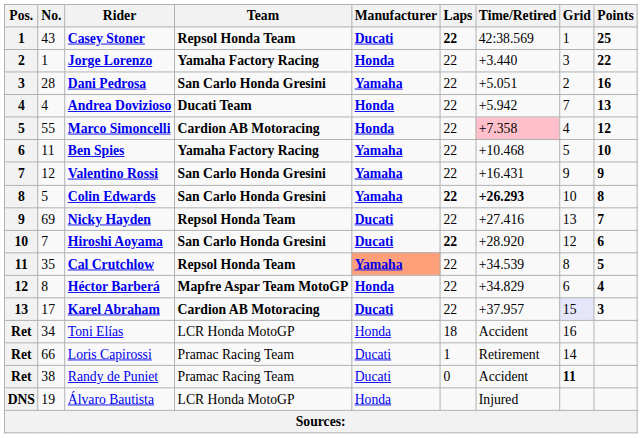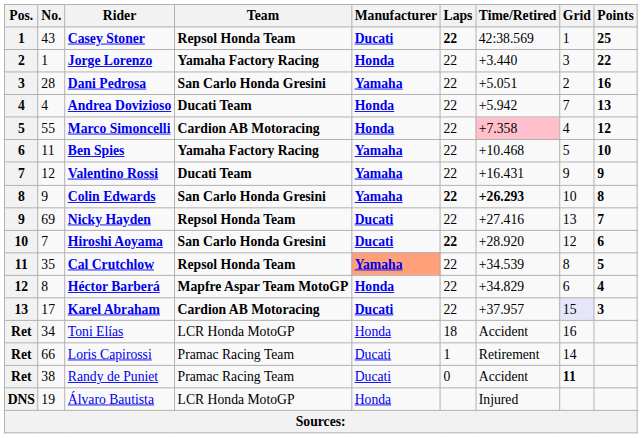(252, 173) San Carlo Honda Gresini -> (215, 173) Ducati Team
(45, 196) 5 -> (45, 196) 9
